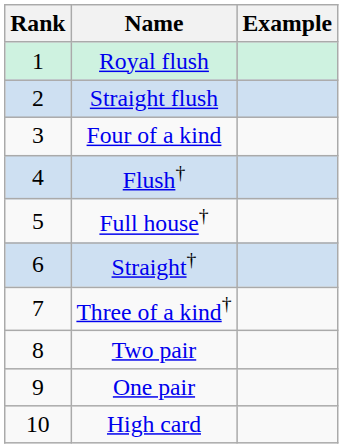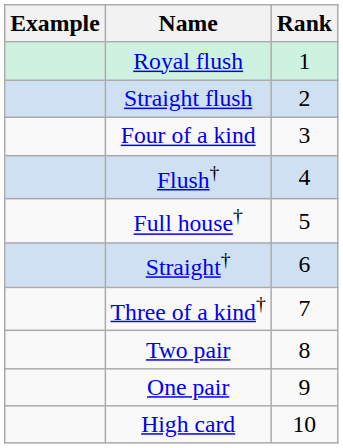columns swapped: (38, 23) <-> (287, 23)
